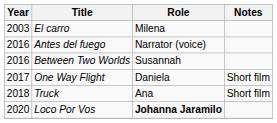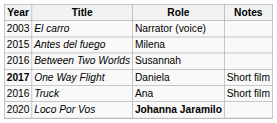(150, 28) Milena -> (170, 28) Narrator (voice)
(18, 45) 2016 -> (18, 45) 2015
(170, 45) Narrator (voice) -> (150, 45) Milena
(18, 77) normal -> (18, 77) bold
(18, 93) 2018 -> (18, 93) 2016
